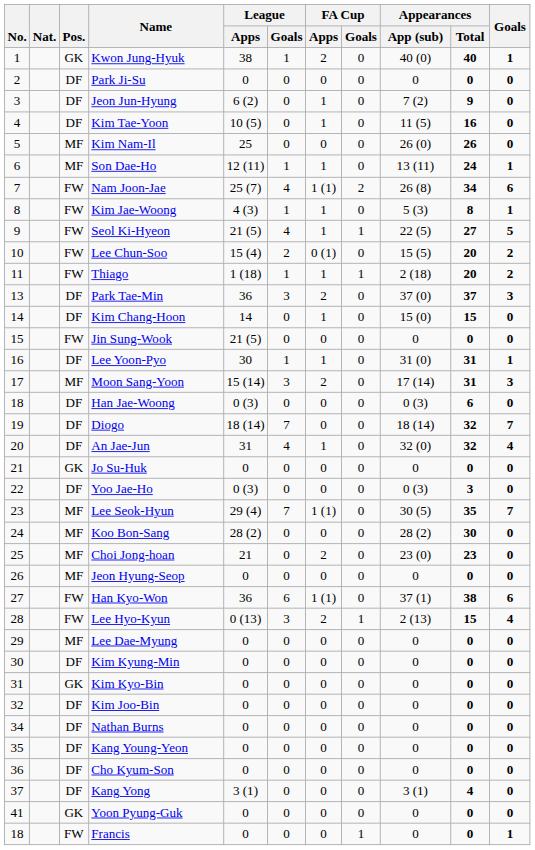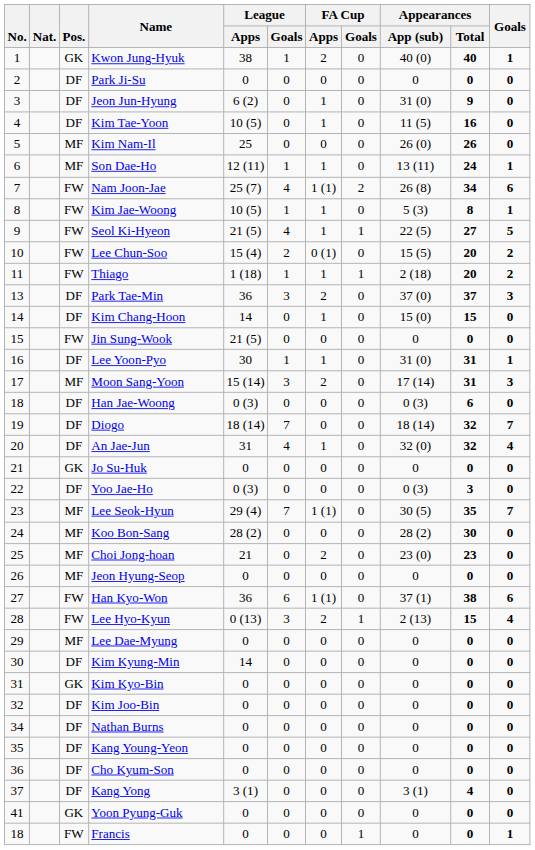(415, 101) 7 (2) -> (415, 101) 31 (0)
(245, 209) 4 (3) -> (245, 209) 10 (5)
(245, 662) 0 -> (245, 662) 14
